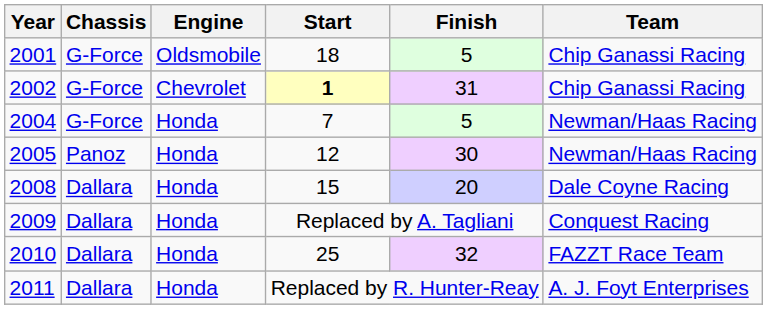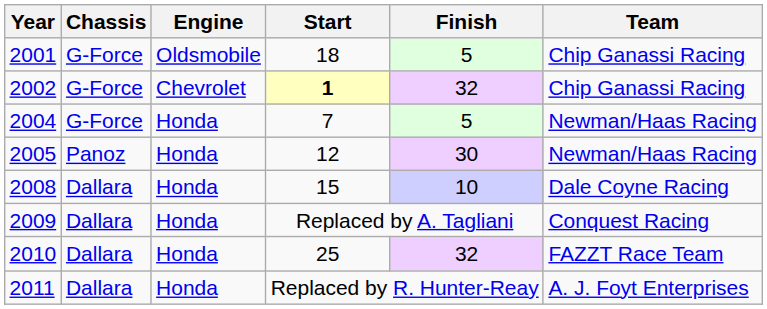(467, 88) 31 -> (467, 88) 32
(467, 188) 20 -> (467, 188) 10
